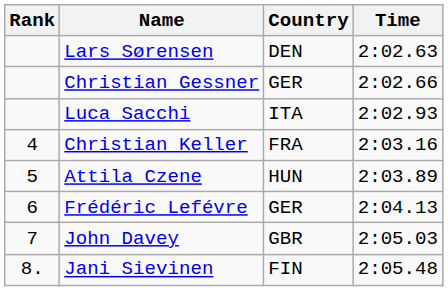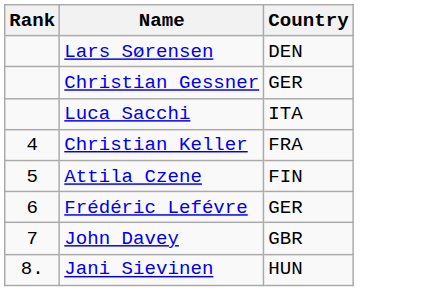- column: (398, 20)
(286, 176) HUN -> (286, 176) FIN
(286, 269) FIN -> (286, 269) HUN
